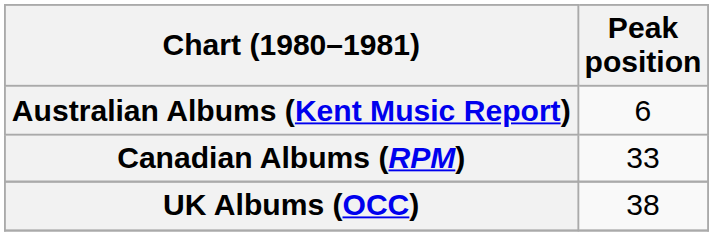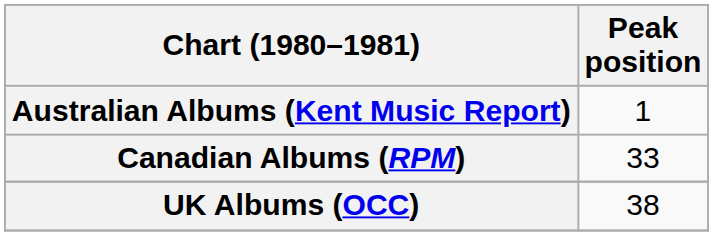(643, 109) 6 -> (643, 109) 1
